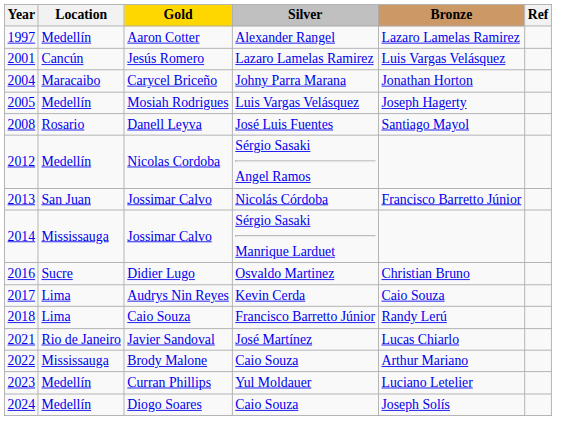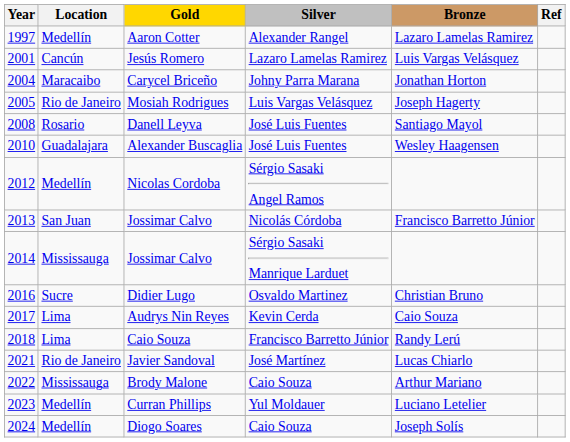(66, 102) Medellín -> (81, 102) Rio de Janeiro
+ row: (21, 146)
